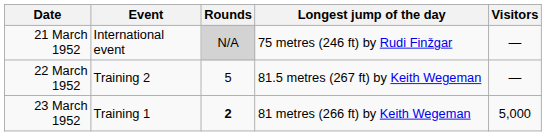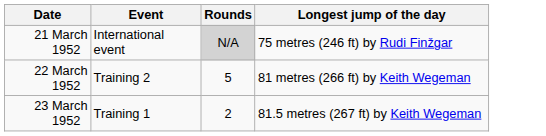- column: (515, 15)
(370, 78) 81.5 metres (267 ft) by Keith Wegeman -> (364, 78) 81 metres (266 ft) by Keith Wegeman
(228, 113) bold -> (228, 113) normal
(364, 113) 81 metres (266 ft) by Keith Wegeman -> (370, 113) 81.5 metres (267 ft) by Keith Wegeman
